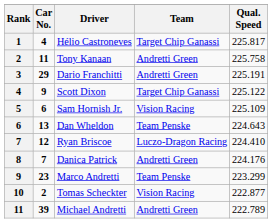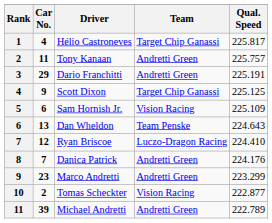(248, 58) 225.758 -> (248, 58) 225.757
(248, 92) 225.122 -> (248, 92) 225.125
(163, 176) Team Penske -> (167, 176) Andretti Green
